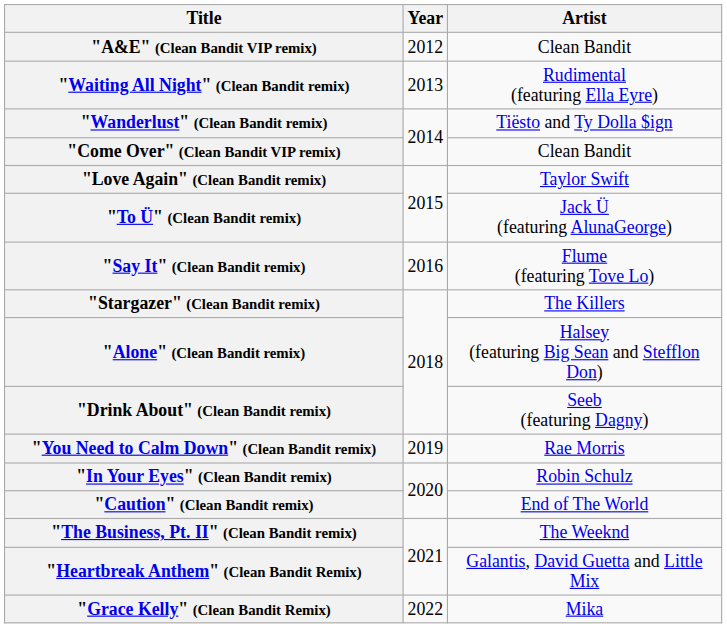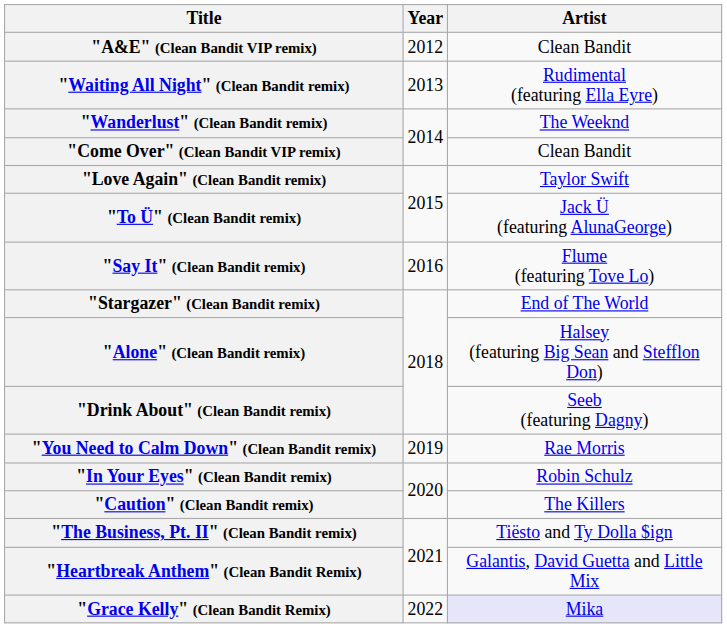(584, 123) Tiësto and Ty Dolla $ign -> (584, 123) The Weeknd
(584, 303) The Killers -> (584, 303) End of The World
(584, 504) End of The World -> (584, 504) The Killers
(584, 532) The Weeknd -> (584, 532) Tiësto and Ty Dolla $ign
(584, 609) no background -> (584, 609) lavender background
